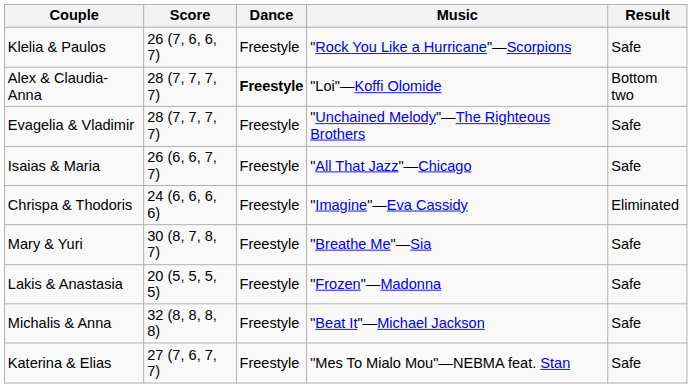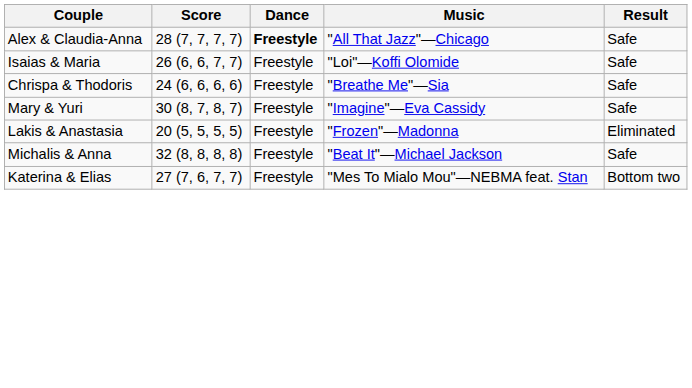- row: (57, 47)
(376, 86) "Loi"—Koffi Olomide -> (408, 39) "All That Jazz"—Chicago
(634, 86) Bottom two -> (622, 39) Safe
- row: (71, 126)
(391, 165) "All That Jazz"—Chicago -> (393, 62) "Loi"—Koffi Olomide
(389, 205) "Imagine"—Eva Cassidy -> (388, 85) "Breathe Me"—Sia
(645, 205) Eliminated -> (622, 85) Safe
(371, 244) "Breathe Me"—Sia -> (406, 108) "Imagine"—Eva Cassidy
(626, 284) Safe -> (641, 131) Eliminated
(626, 363) Safe -> (644, 177) Bottom two
